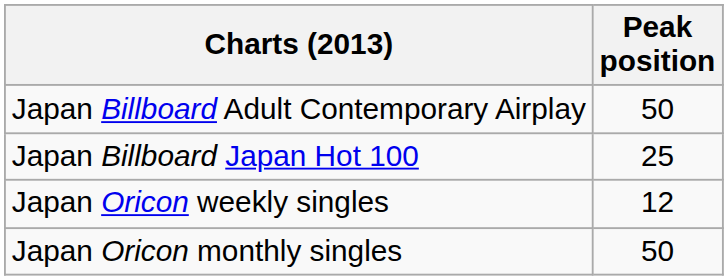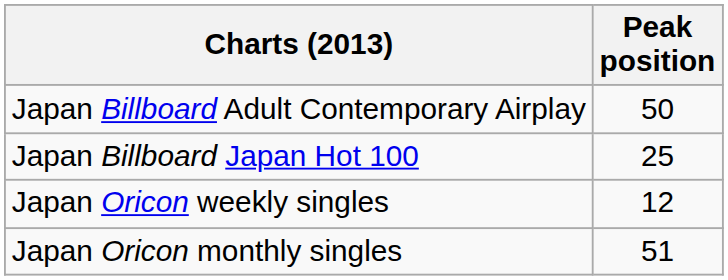(657, 250) 50 -> (657, 250) 51
